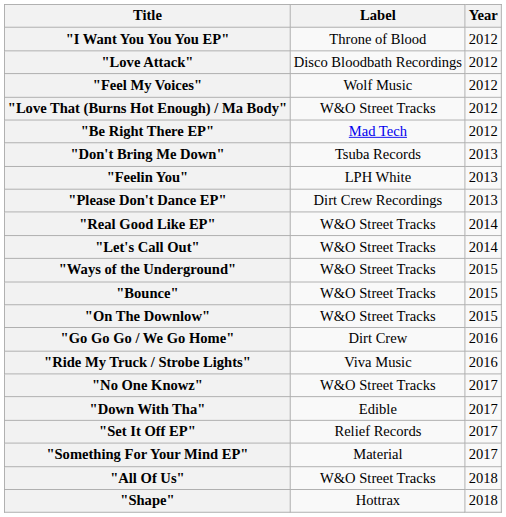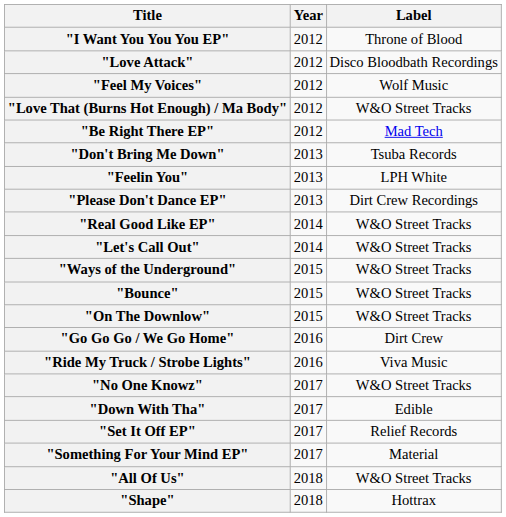columns swapped: (483, 16) <-> (378, 16)
